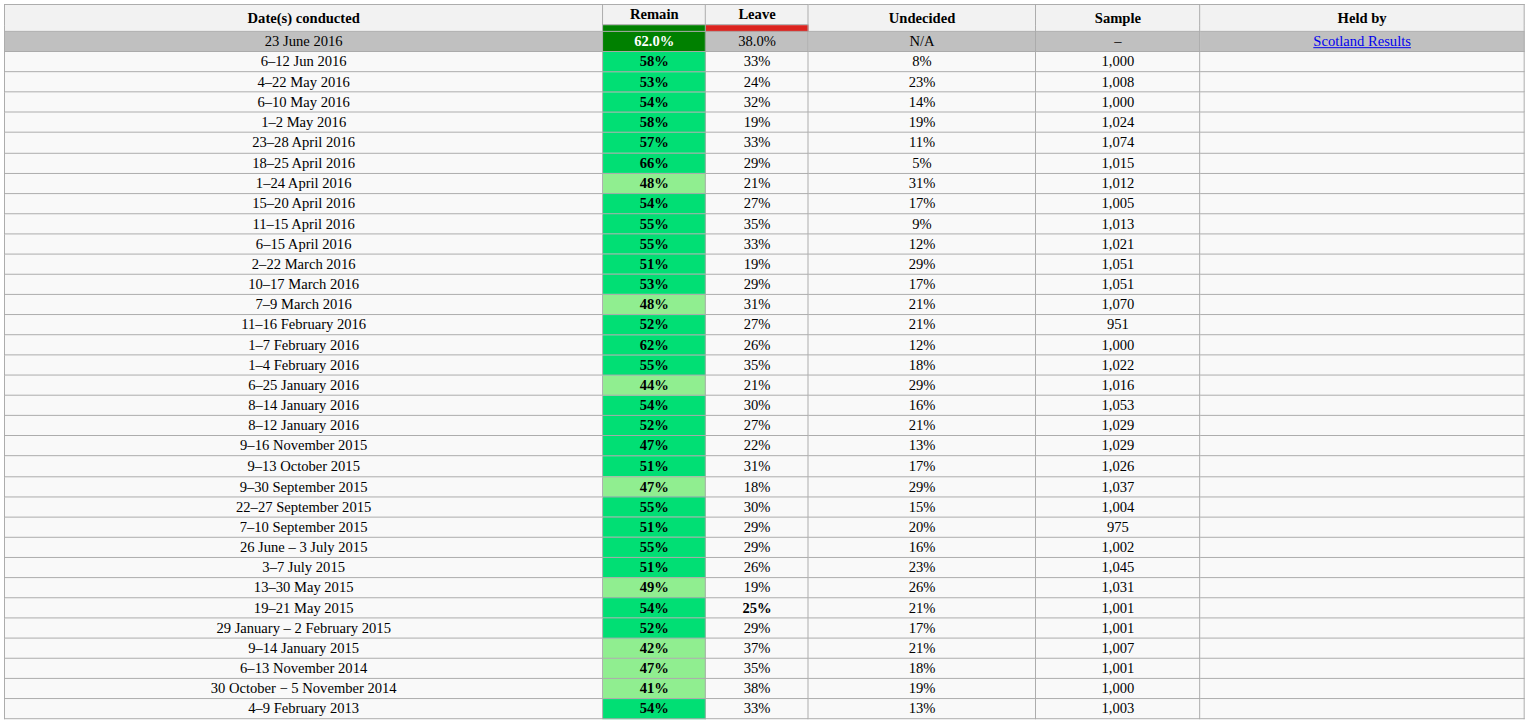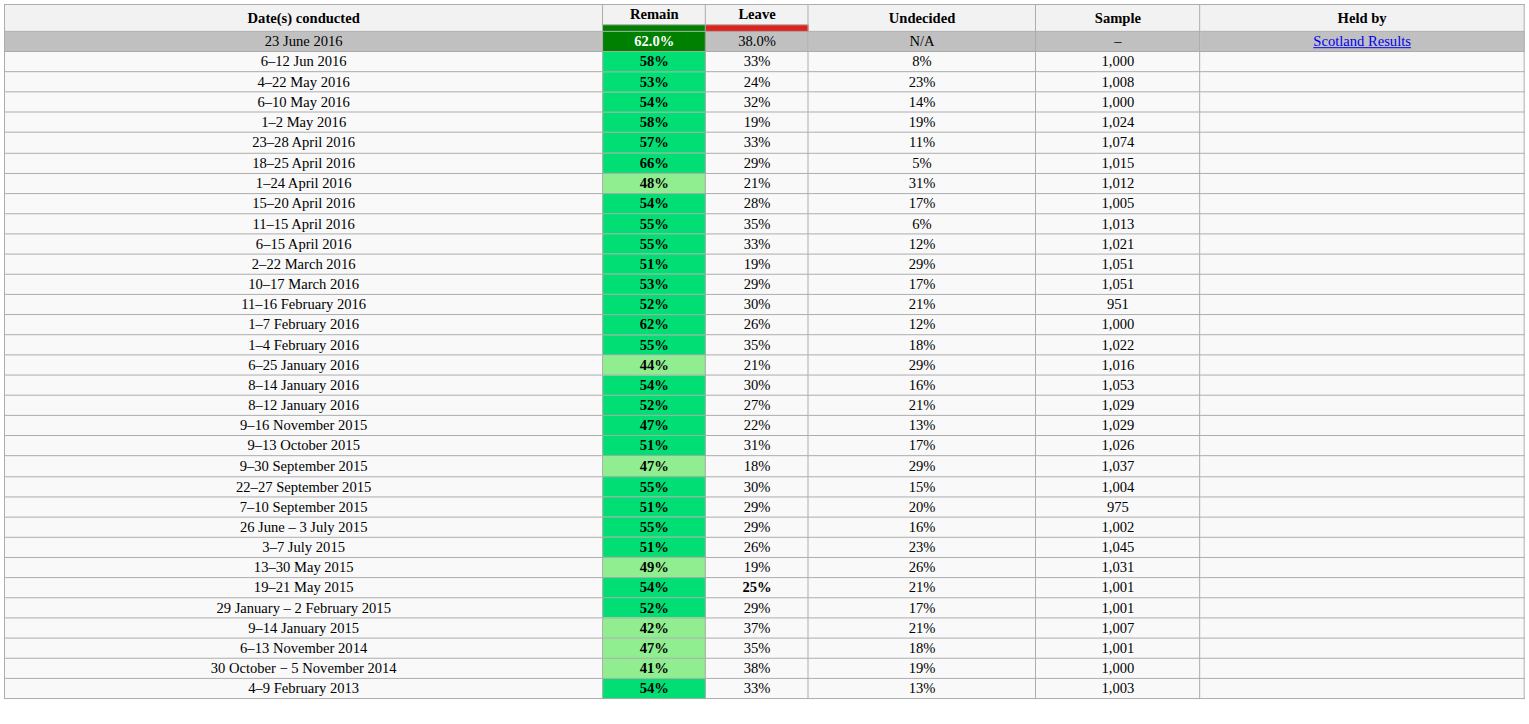(757, 203) 27% -> (757, 203) 28%
(922, 223) 9% -> (922, 223) 6%
- row: (304, 304)
(757, 324) 27% -> (757, 304) 30%
